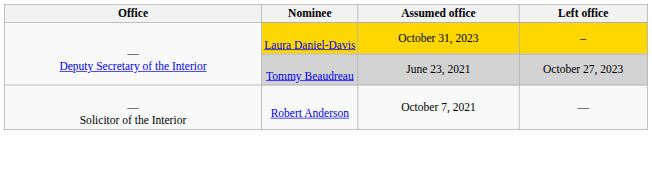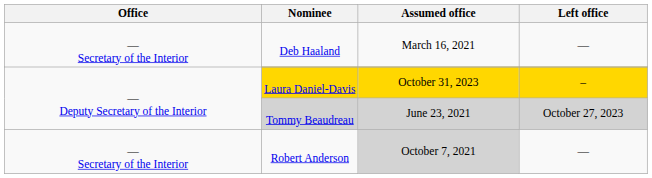+ row: (310, 51)
(133, 113) — Solicitor of the Interior -> (133, 157) — Secretary of the Interior
(438, 107) no background -> (438, 151) lightgrey background
